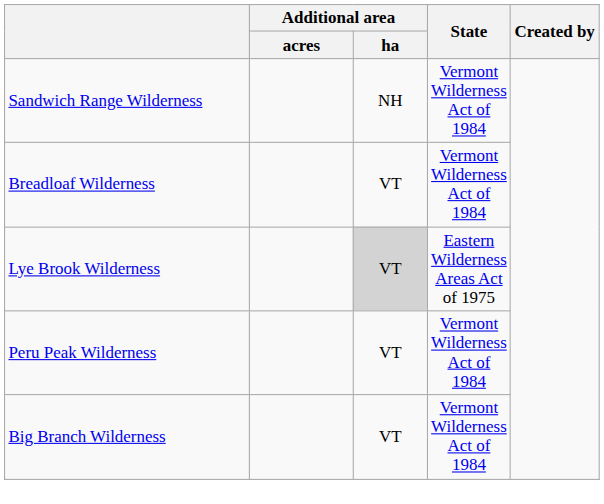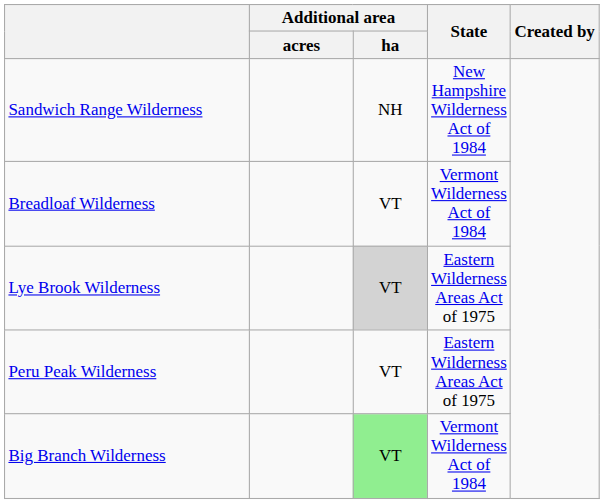(469, 100) Vermont Wilderness Act of 1984 -> (469, 109) New Hampshire Wilderness Act of 1984
(469, 352) Vermont Wilderness Act of 1984 -> (469, 371) Eastern Wilderness Areas Act of 1975
(390, 436) no background -> (390, 455) lightgreen background
